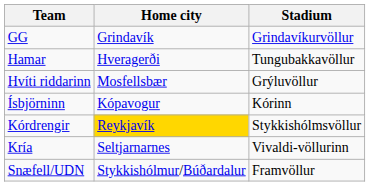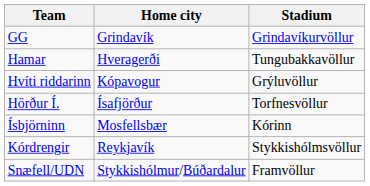(132, 81) Mosfellsbær -> (128, 81) Kópavogur
+ row: (34, 103)
(128, 103) Kópavogur -> (132, 125) Mosfellsbær
(126, 125) gold background -> (126, 147) no background
- row: (20, 147)
